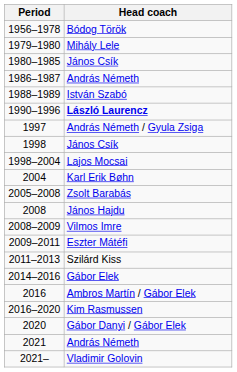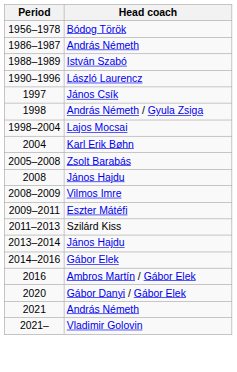- row: (34, 45)
- row: (34, 62)
(107, 111) bold -> (105, 78) normal
(135, 128) András Németh / Gyula Zsiga -> (92, 95) János Csík
(92, 144) János Csík -> (135, 111) András Németh / Gyula Zsiga
+ row: (34, 243)
- row: (34, 309)
